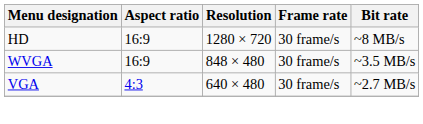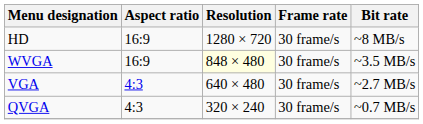(235, 61) no background -> (235, 61) lightyellow background
+ row: (29, 107)
